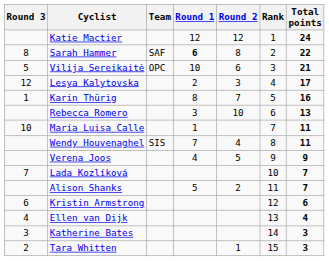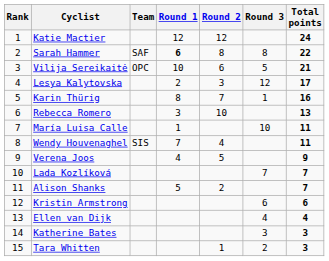columns swapped: (273, 17) <-> (26, 17)
